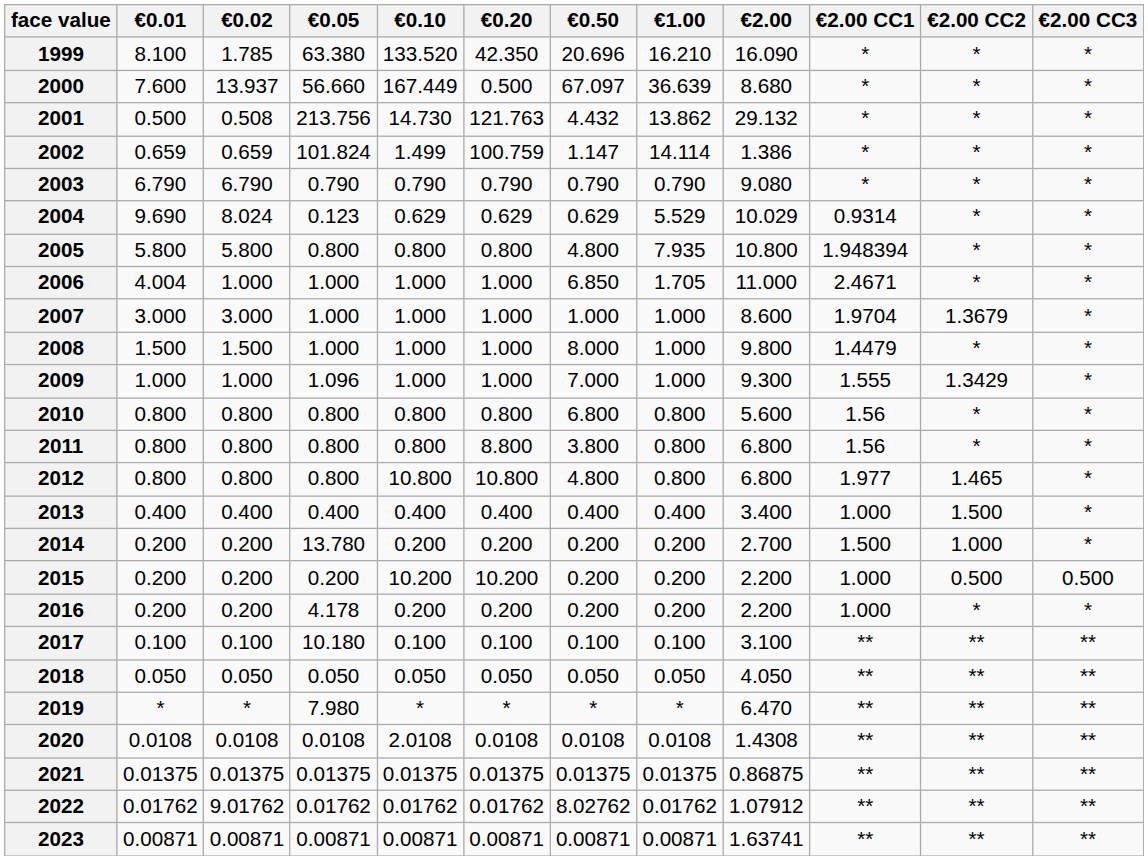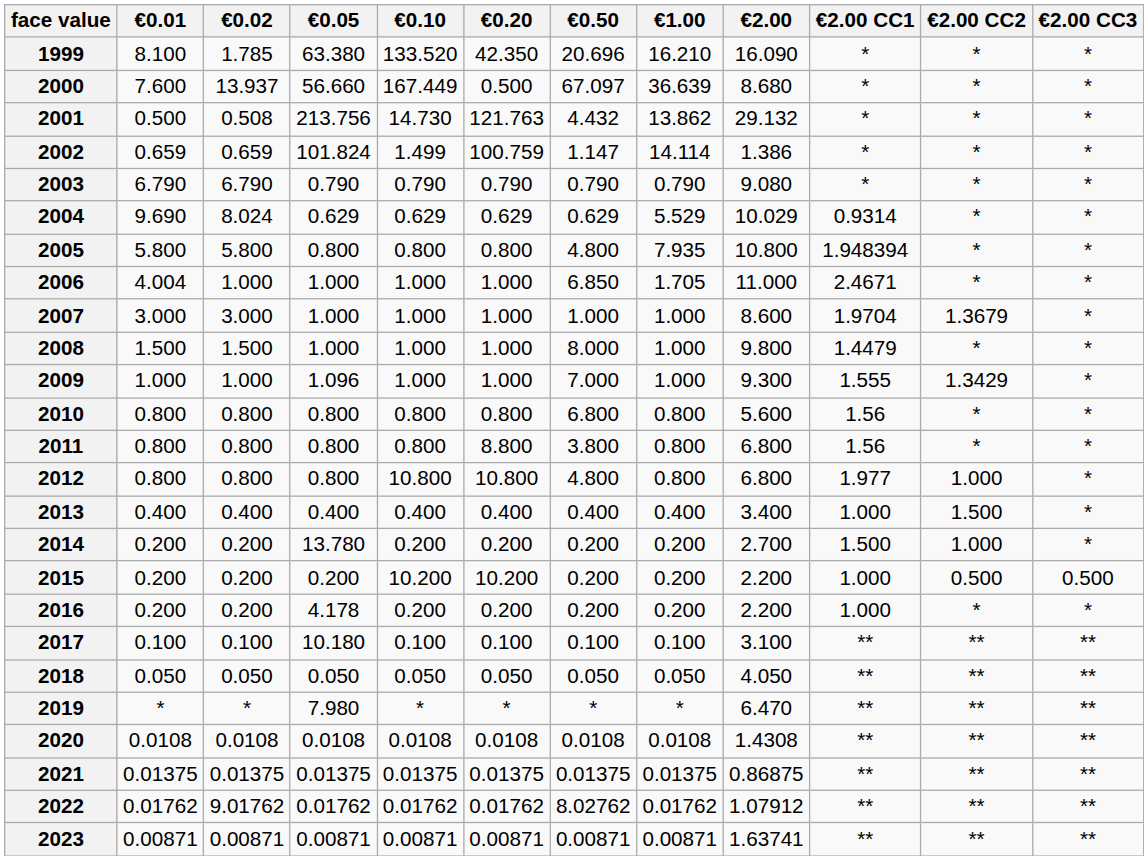(334, 217) 0.123 -> (334, 217) 0.629
(977, 479) 1.465 -> (977, 479) 1.000
(420, 741) 2.0108 -> (420, 741) 0.0108
